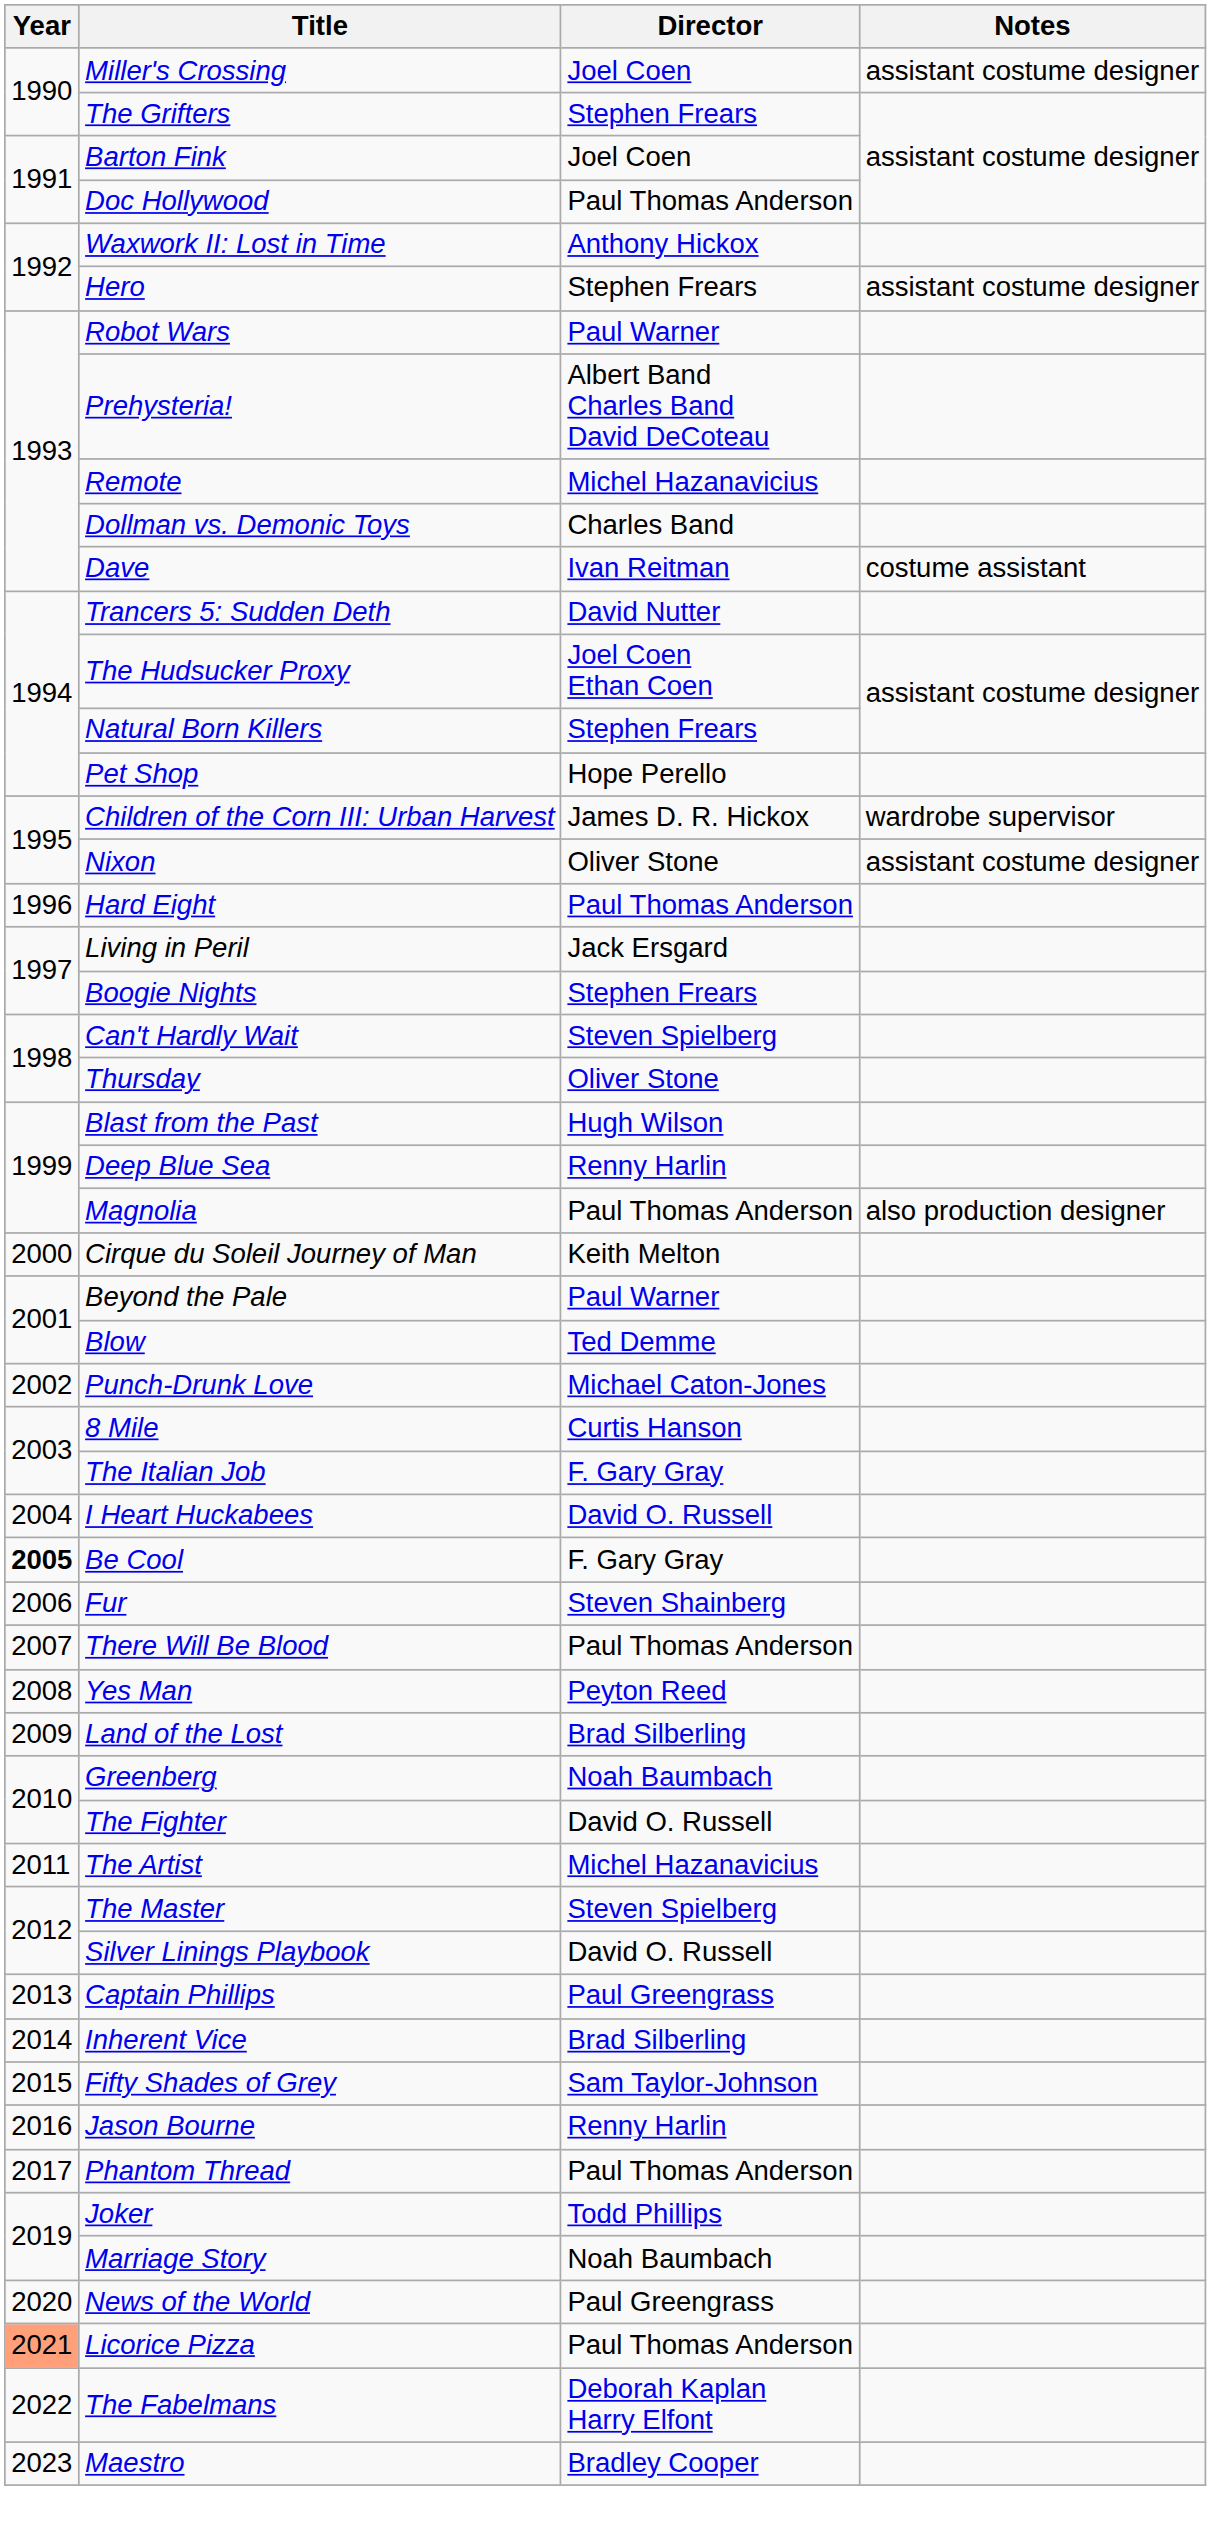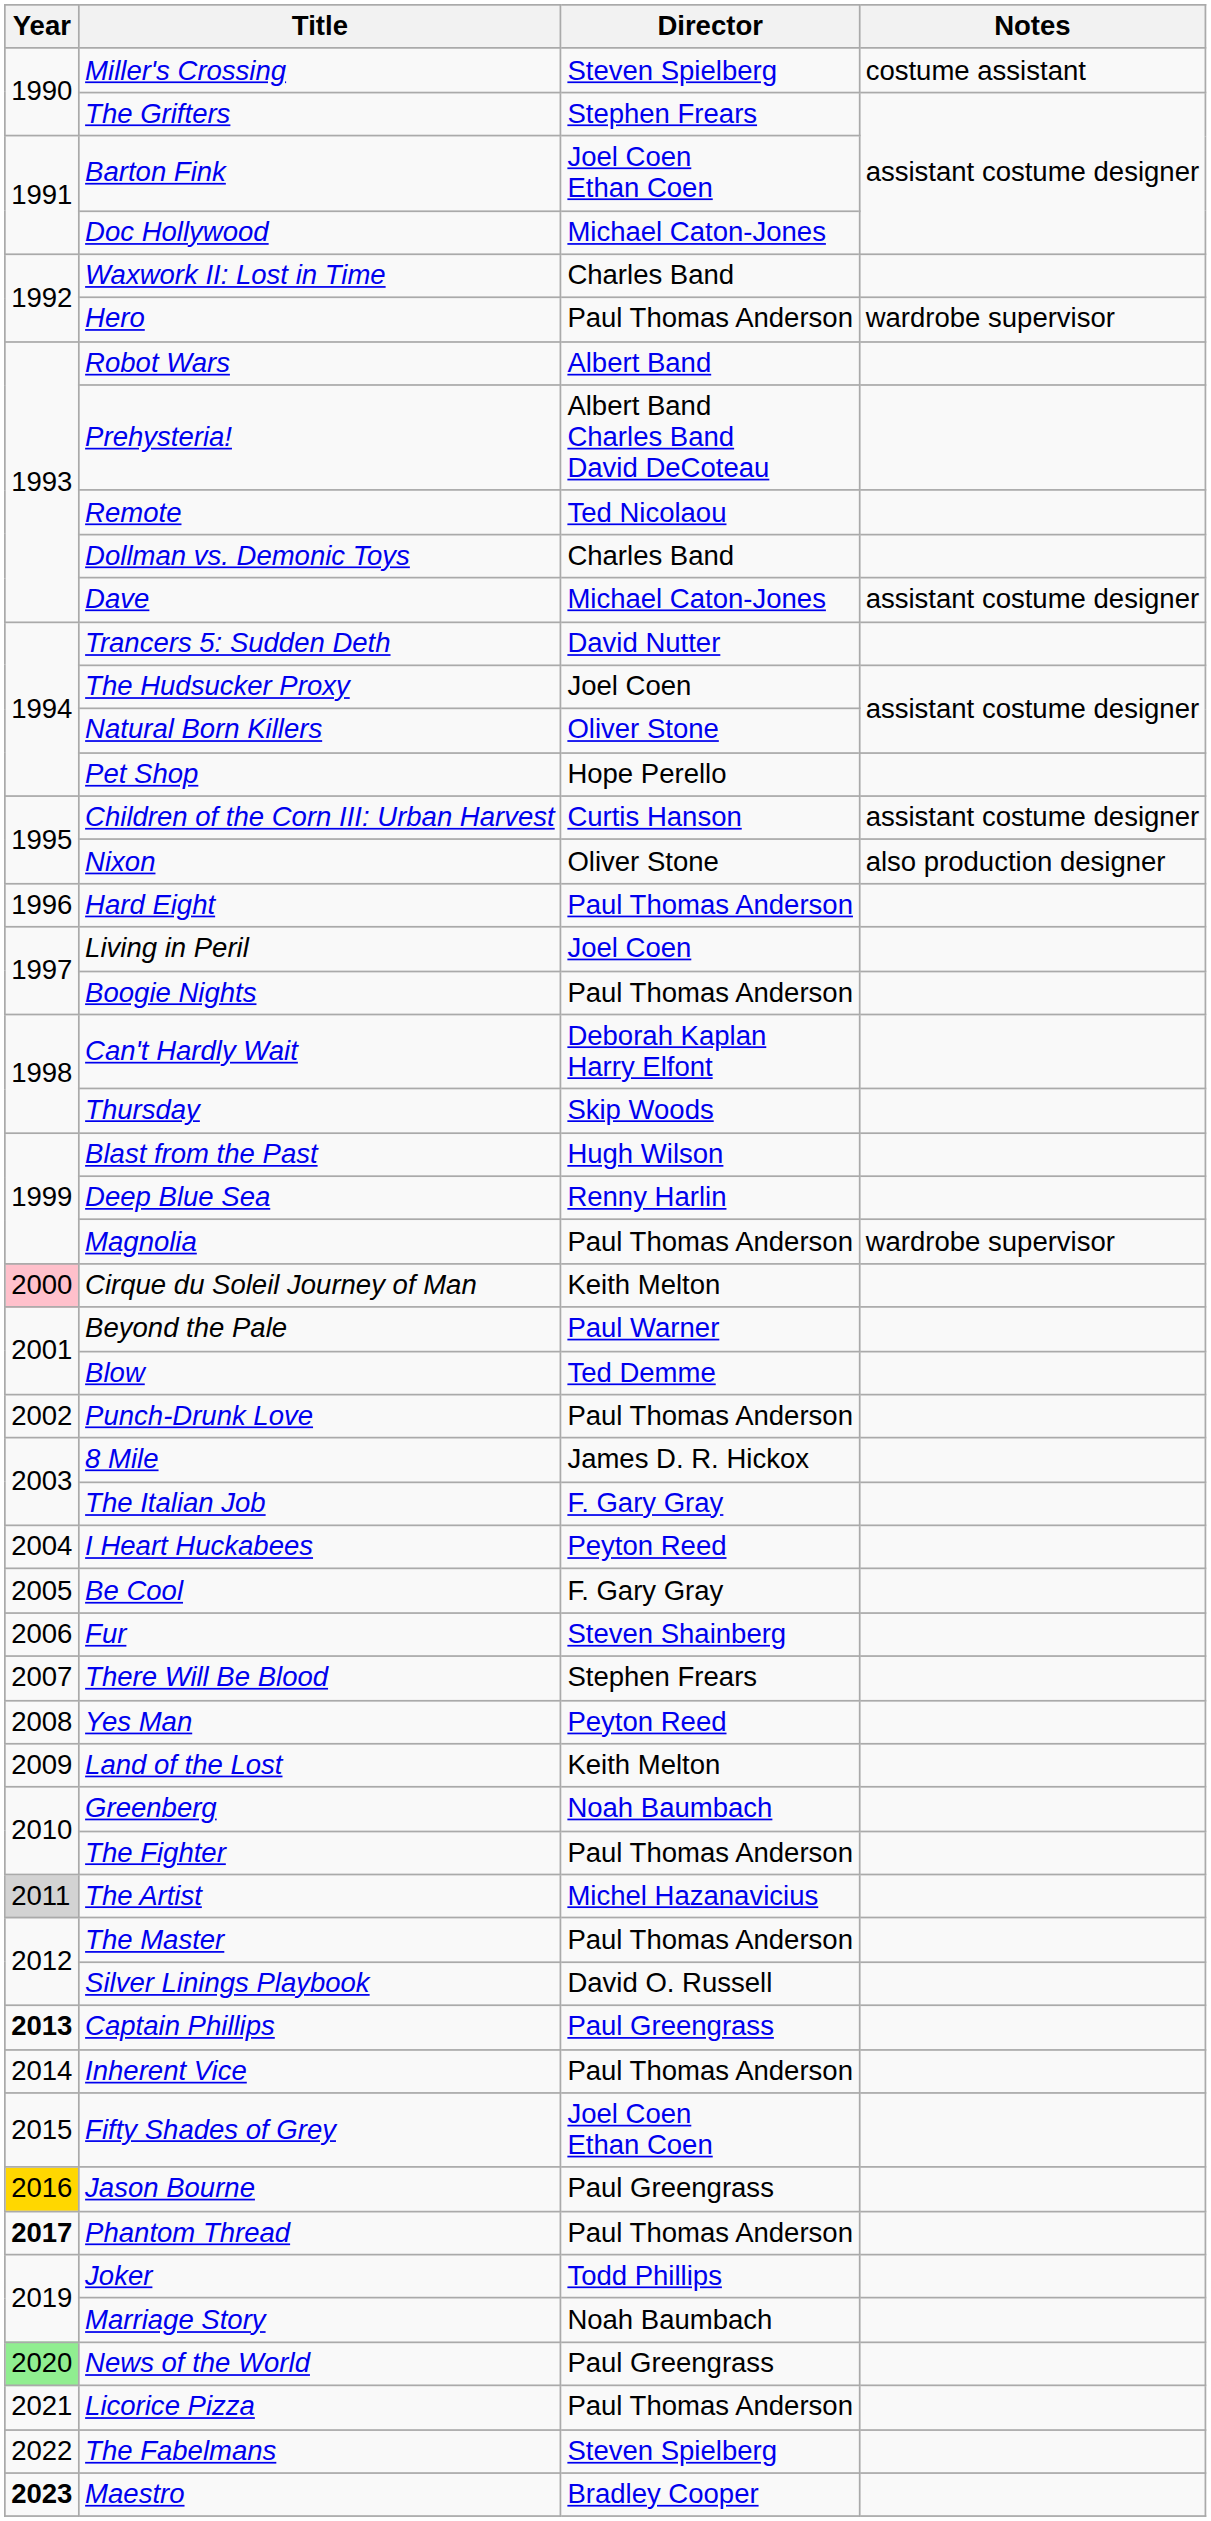(629, 69) Joel Coen -> (672, 69) Steven Spielberg
(1032, 69) assistant costume designer -> (976, 69) costume assistant
(629, 157) Joel Coen -> (640, 172) Joel Coen Ethan Coen
(710, 200) Paul Thomas Anderson -> (697, 231) Michael Caton-Jones
(663, 244) Anthony Hickox -> (651, 275) Charles Band
(662, 288) Stephen Frears -> (710, 319) Paul Thomas Anderson
(1032, 288) assistant costume designer -> (990, 319) wardrobe supervisor
(643, 331) Paul Warner -> (639, 362) Albert Band
(693, 481) Michel Hazanavicius -> (647, 512) Ted Nicolaou
(648, 568) Ivan Reitman -> (697, 599) Michael Caton-Jones
(976, 568) costume assistant -> (1032, 599) assistant costume designer
(640, 671) Joel Coen Ethan Coen -> (629, 686) Joel Coen
(662, 730) Stephen Frears -> (643, 730) Oliver Stone
(688, 817) James D. R. Hickox -> (655, 817) Curtis Hanson
(990, 817) wardrobe supervisor -> (1032, 817) assistant costume designer
(1032, 861) assistant costume designer -> (1016, 861) also production designer
(648, 948) Jack Ersgard -> (629, 948) Joel Coen
(662, 992) Stephen Frears -> (710, 992) Paul Thomas Anderson
(672, 1035) Steven Spielberg -> (667, 1051) Deborah Kaplan Harry Elfont
(643, 1079) Oliver Stone -> (641, 1110) Skip Woods
(1016, 1210) also production designer -> (990, 1241) wardrobe supervisor
(42, 1253) no background -> (42, 1284) pink background
(697, 1384) Michael Caton-Jones -> (710, 1415) Paul Thomas Anderson
(655, 1428) Curtis Hanson -> (688, 1459) James D. R. Hickox
(670, 1515) David O. Russell -> (647, 1546) Peyton Reed
(42, 1559) bold -> (42, 1590) normal
(710, 1646) Paul Thomas Anderson -> (662, 1677) Stephen Frears
(657, 1734) Brad Silberling -> (644, 1765) Keith Melton
(670, 1821) David O. Russell -> (710, 1852) Paul Thomas Anderson
(41, 1865) no background -> (41, 1895) lightgrey background
(672, 1908) Steven Spielberg -> (710, 1939) Paul Thomas Anderson
(42, 1995) normal -> (42, 2026) bold
(657, 2039) Brad Silberling -> (710, 2070) Paul Thomas Anderson
(693, 2083) Sam Taylor-Johnson -> (640, 2129) Joel Coen Ethan Coen
(42, 2126) no background -> (42, 2188) gold background
(647, 2126) Renny Harlin -> (671, 2188) Paul Greengrass
(42, 2170) normal -> (42, 2232) bold
(42, 2301) no background -> (42, 2363) lightgreen background
(42, 2345) lightsalmon background -> (42, 2407) no background
(667, 2404) Deborah Kaplan Harry Elfont -> (672, 2450) Steven Spielberg
(42, 2463) normal -> (42, 2494) bold
